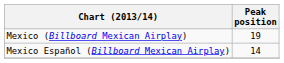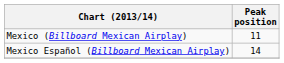(255, 36) 19 -> (255, 36) 11
